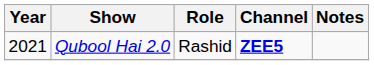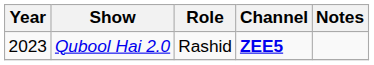(28, 45) 2021 -> (28, 45) 2023
